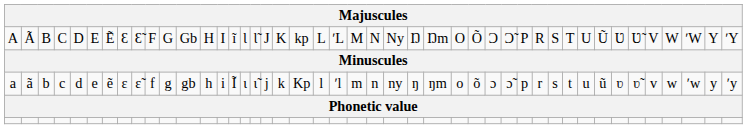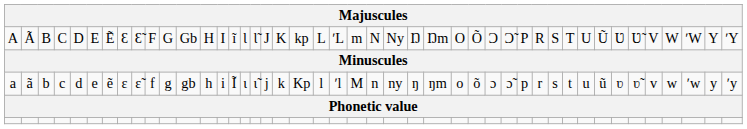(357, 38) M -> (357, 38) m
(357, 83) m -> (357, 83) M
